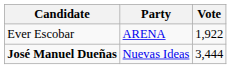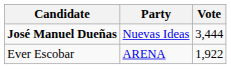rows swapped: (62, 53) <-> (41, 34)
